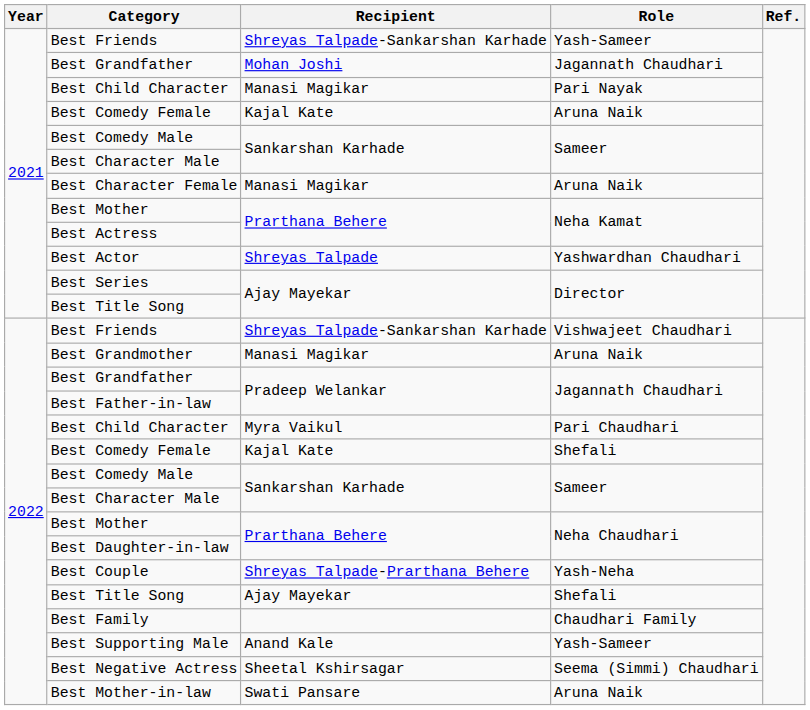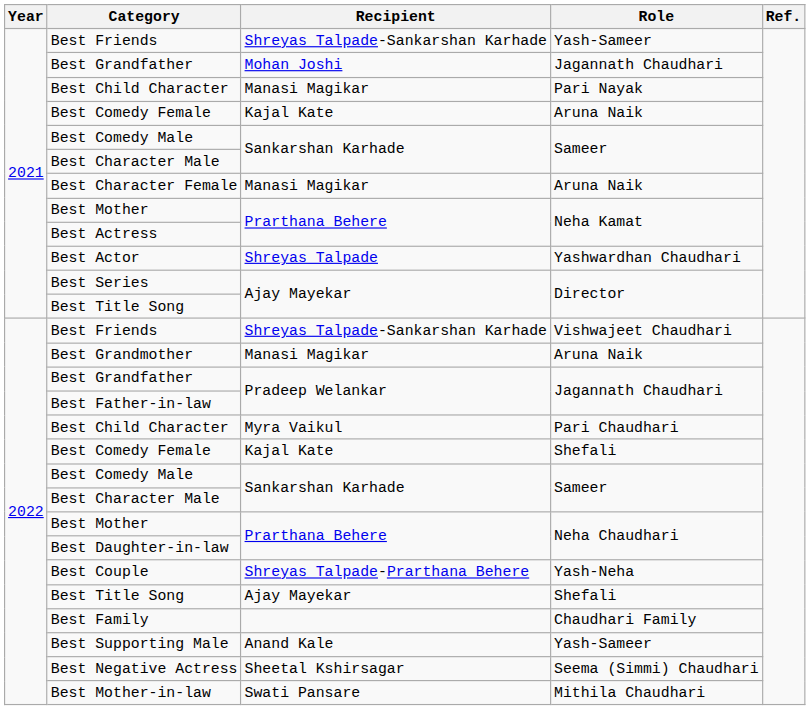(598, 693) Aruna Naik -> (630, 693) Mithila Chaudhari
